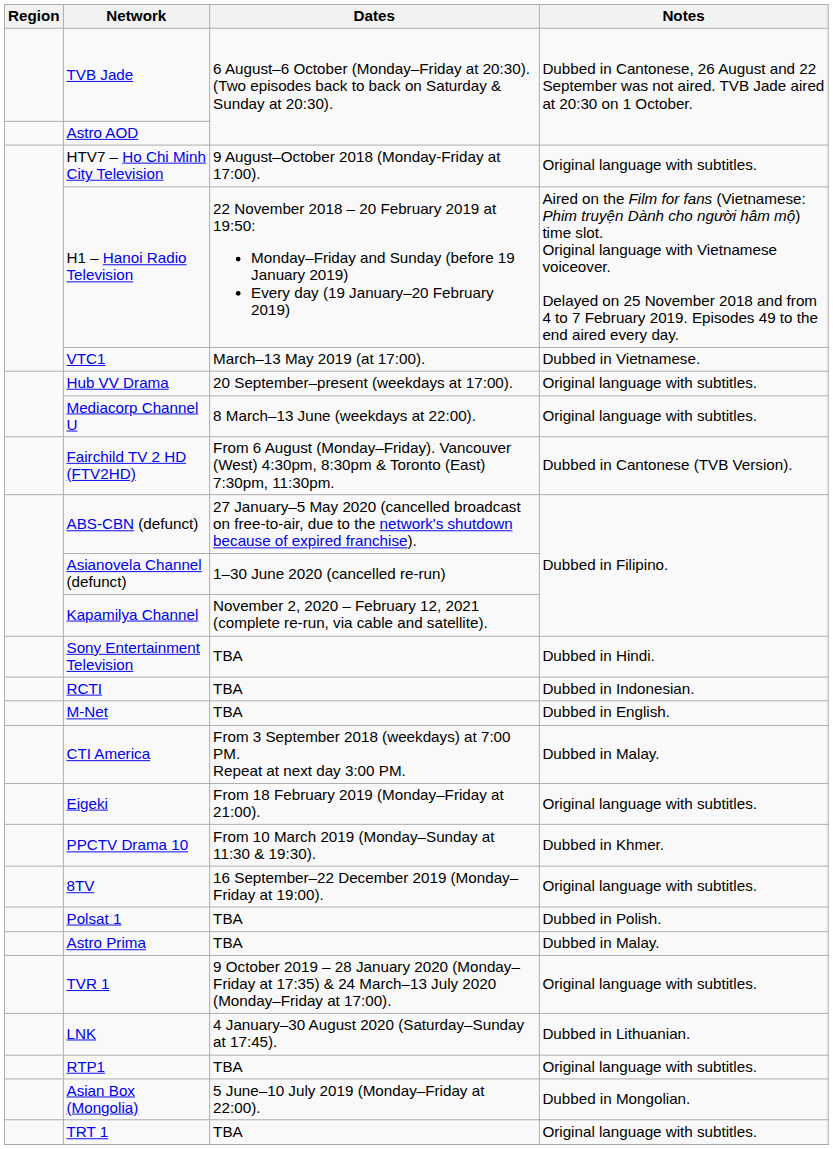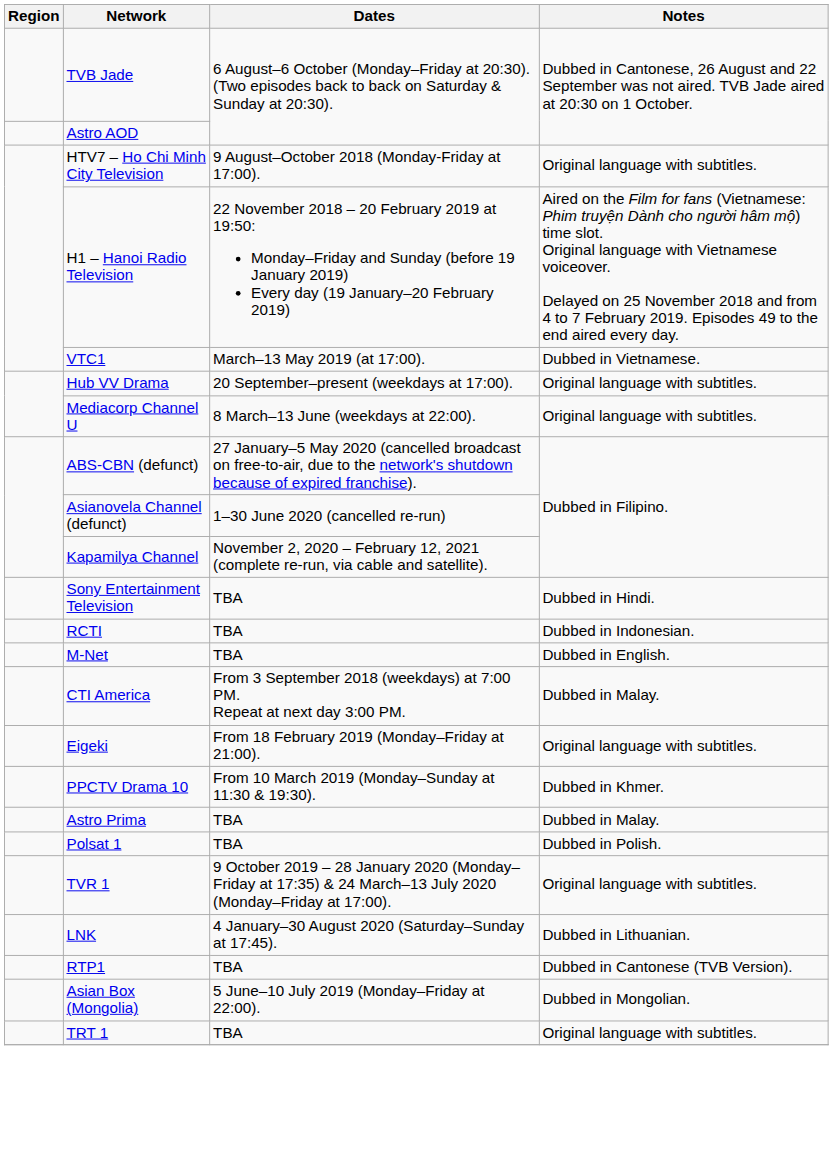- row: (126, 465)
- row: (80, 886)
rows swapped: (106, 943) <-> (94, 919)
(650, 1066) Original language with subtitles. -> (667, 967) Dubbed in Cantonese (TVB Version).
